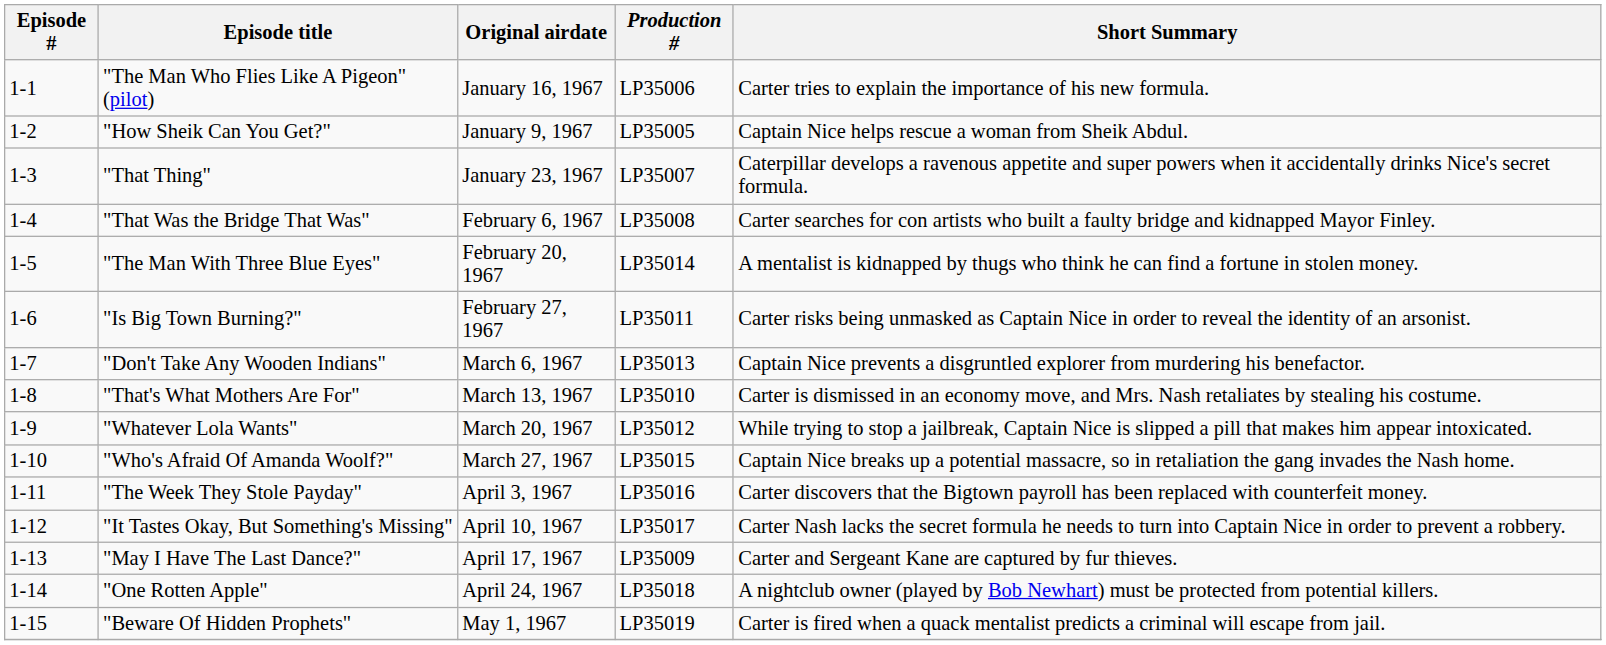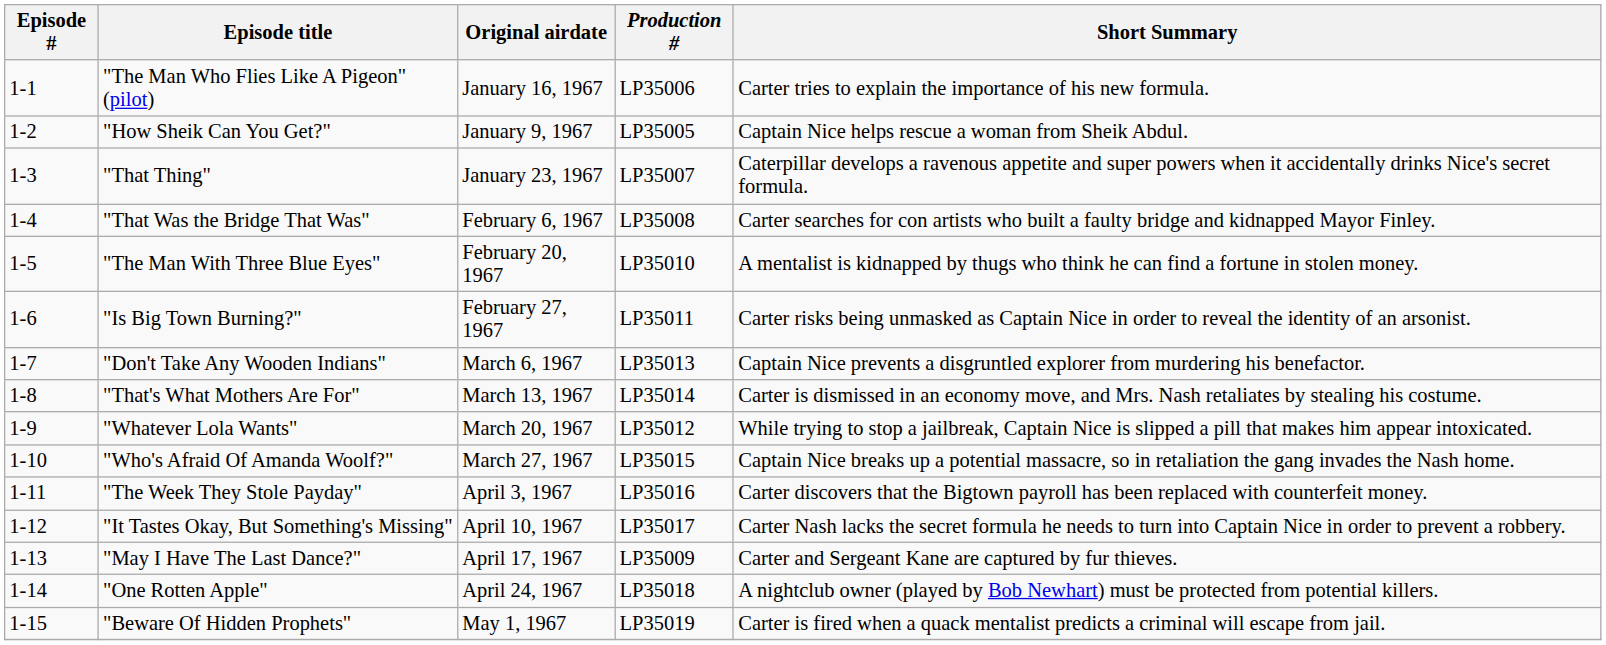(657, 263) LP35014 -> (657, 263) LP35010
(657, 395) LP35010 -> (657, 395) LP35014
